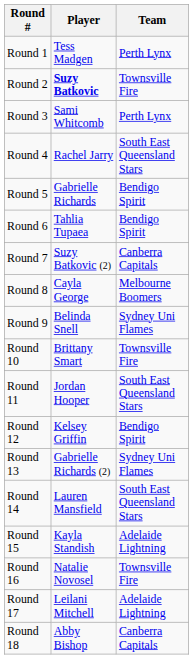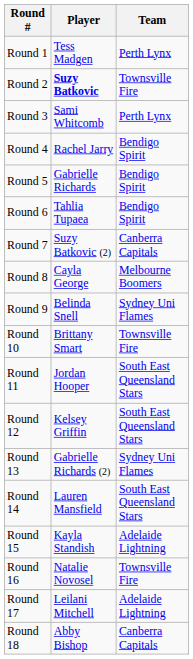(147, 155) South East Queensland Stars -> (139, 148) Bendigo Spirit
(139, 432) Bendigo Spirit -> (147, 425) South East Queensland Stars
